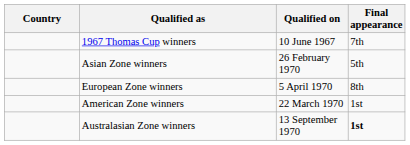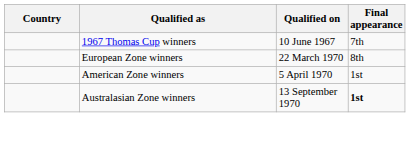- row: (124, 64)
(306, 86) 5 April 1970 -> (311, 58) 22 March 1970
(311, 103) 22 March 1970 -> (306, 74) 5 April 1970
